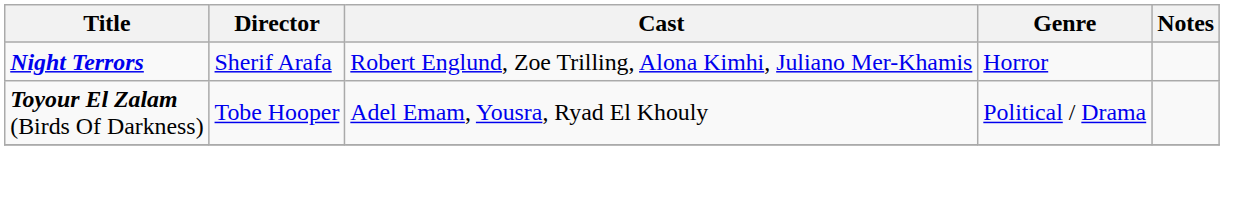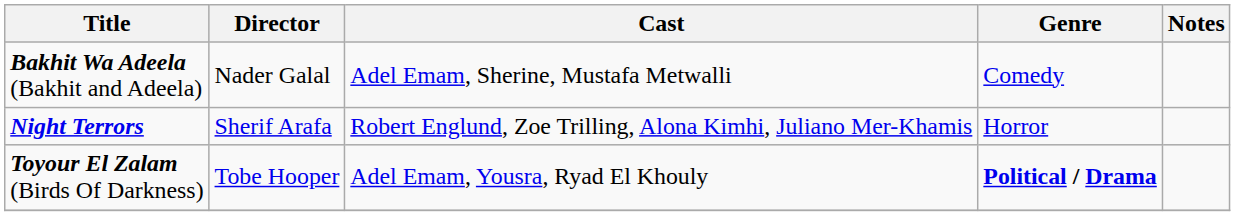+ row: (106, 74)
(1065, 112) normal -> (1070, 177) bold
